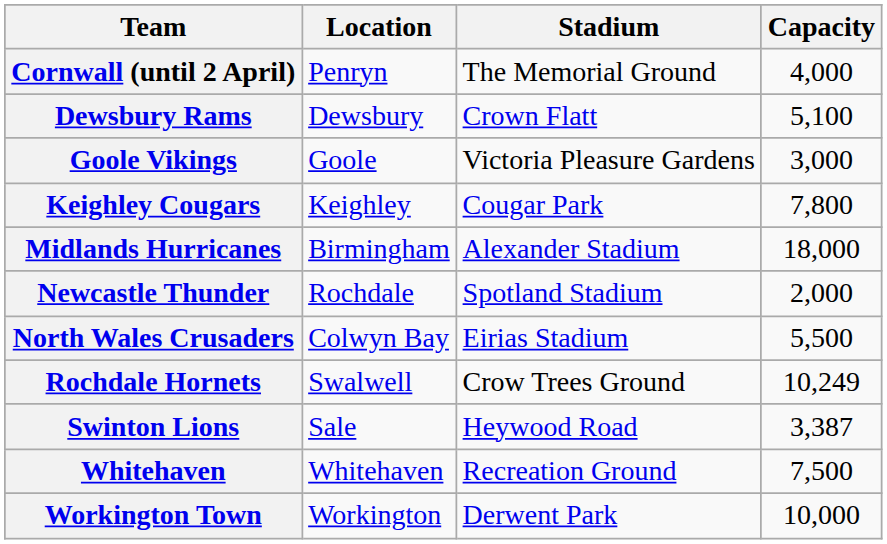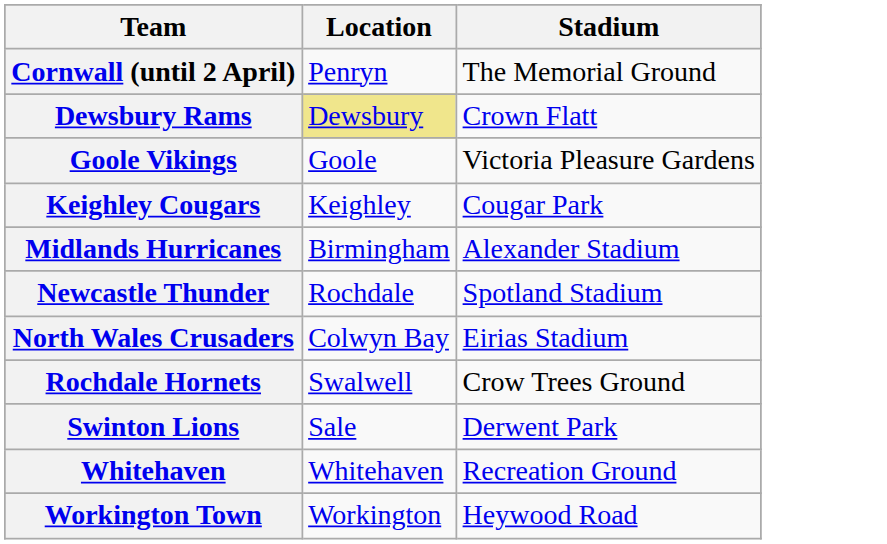- column: (821, 26)
(366, 115) no background -> (366, 115) khaki background
(550, 426) Heywood Road -> (540, 426) Derwent Park
(540, 515) Derwent Park -> (550, 515) Heywood Road
